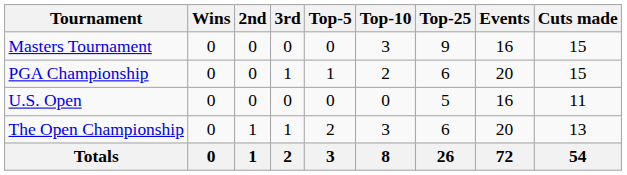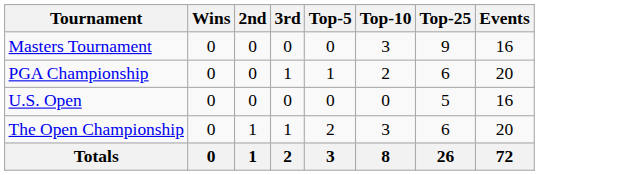- column: (578, 18)
